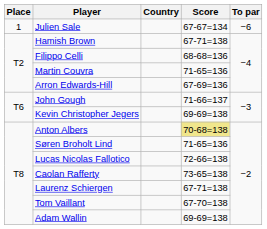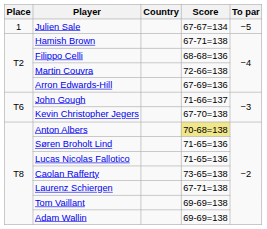(246, 27) −6 -> (246, 27) −5
(205, 71) 71-65=136 -> (205, 71) 72-66=138
(205, 115) 69-69=138 -> (205, 115) 67-70=138
(205, 159) 72-66=138 -> (205, 159) 71-65=136
(205, 203) 67-70=138 -> (205, 203) 69-69=138
